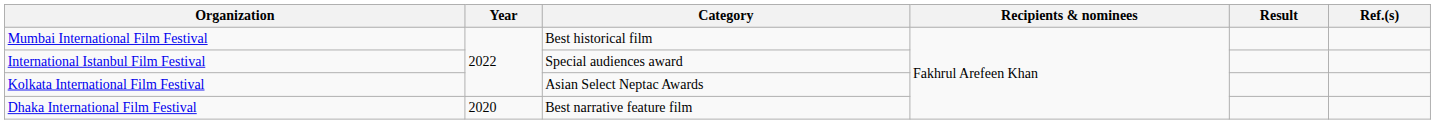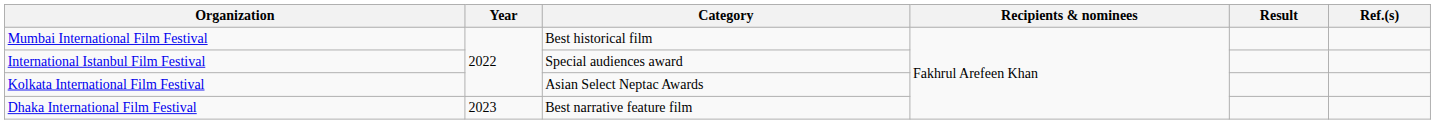(482, 107) 2020 -> (482, 107) 2023
